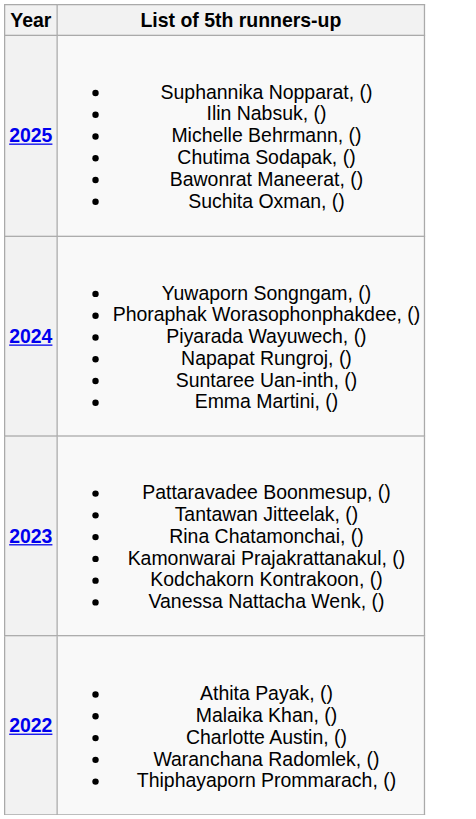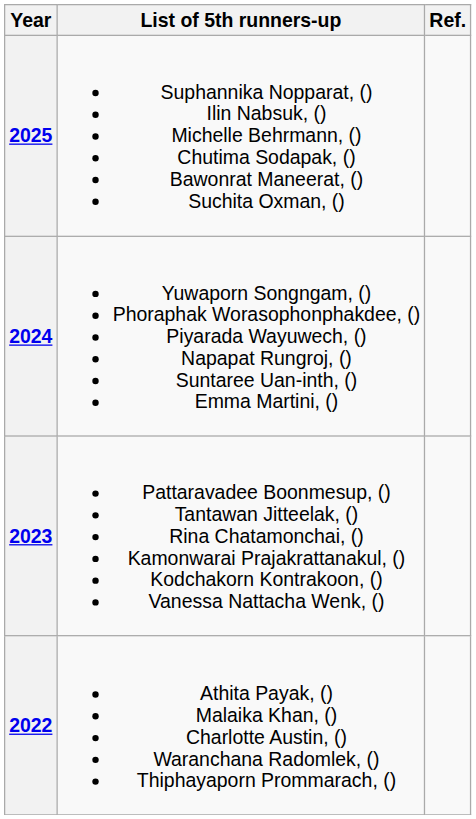+ column: (448, 20)
